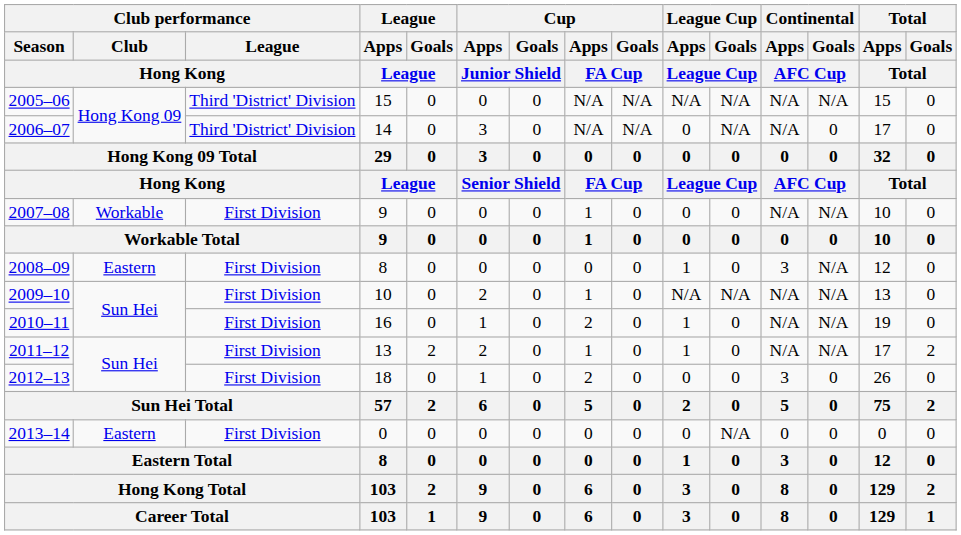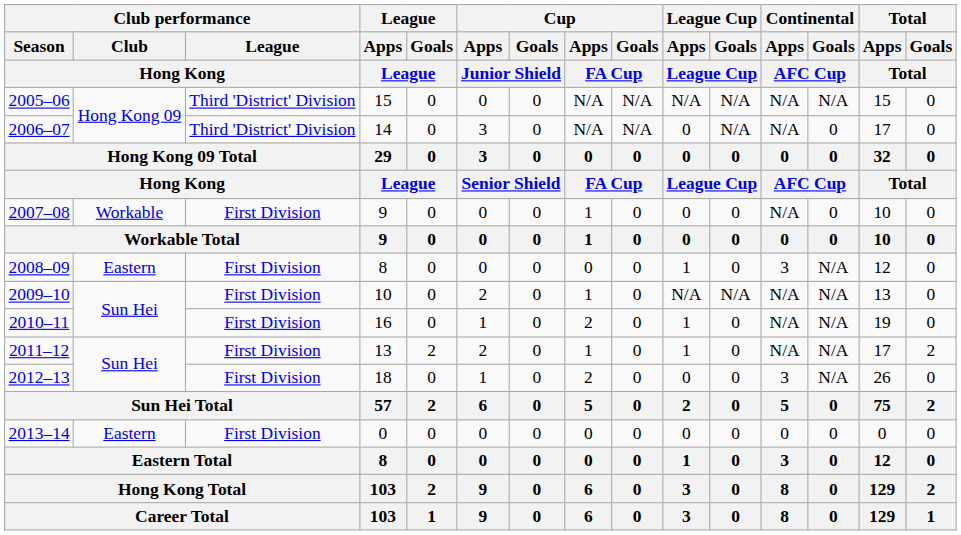(833, 211) N/A -> (833, 211) 0
(833, 377) 0 -> (833, 377) N/A
(736, 433) N/A -> (736, 433) 0
